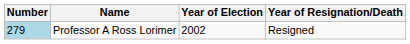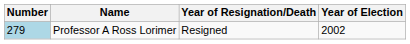columns swapped: (222, 13) <-> (335, 13)
